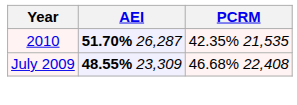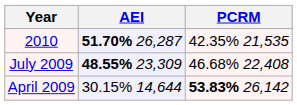+ row: (41, 87)
